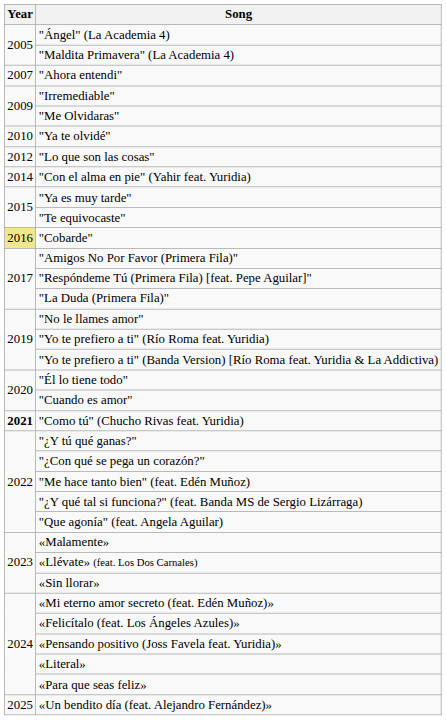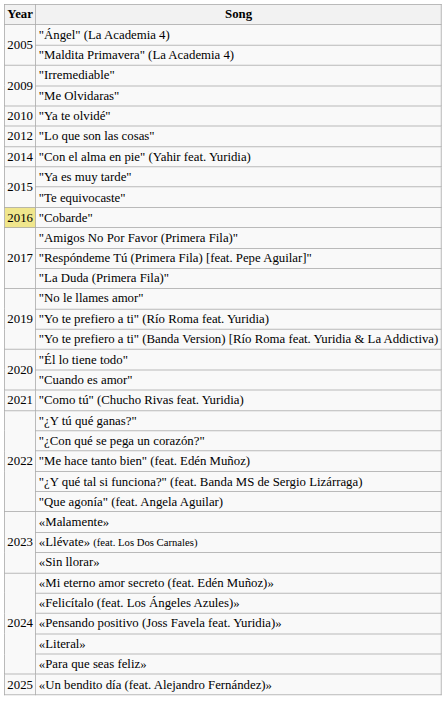- row: (81, 75)
(20, 420) bold -> (20, 400) normal
